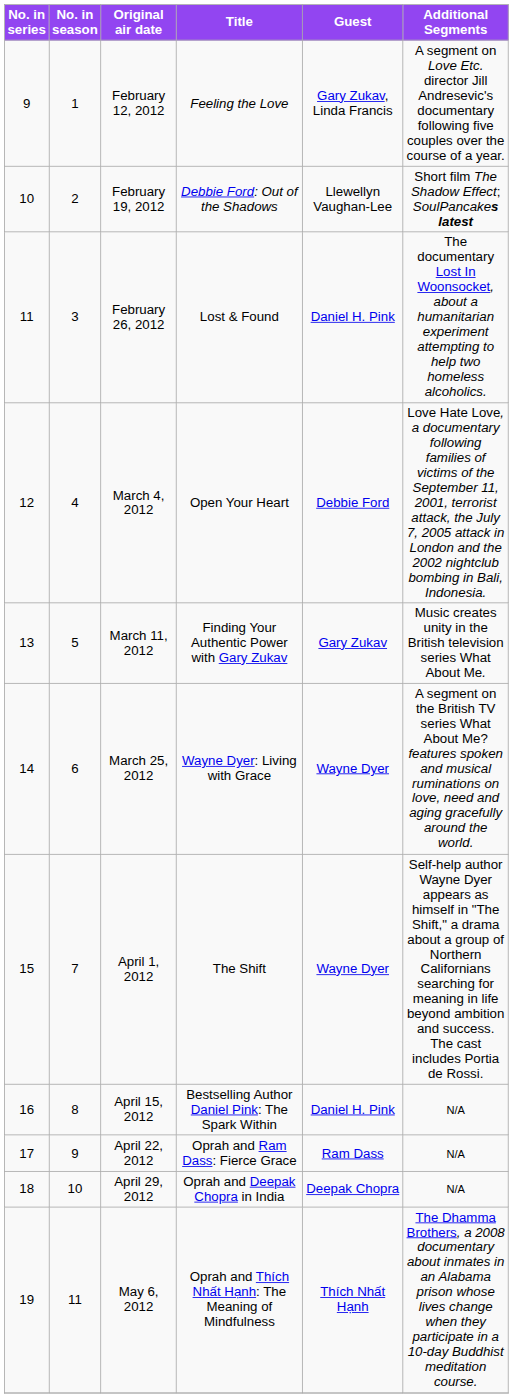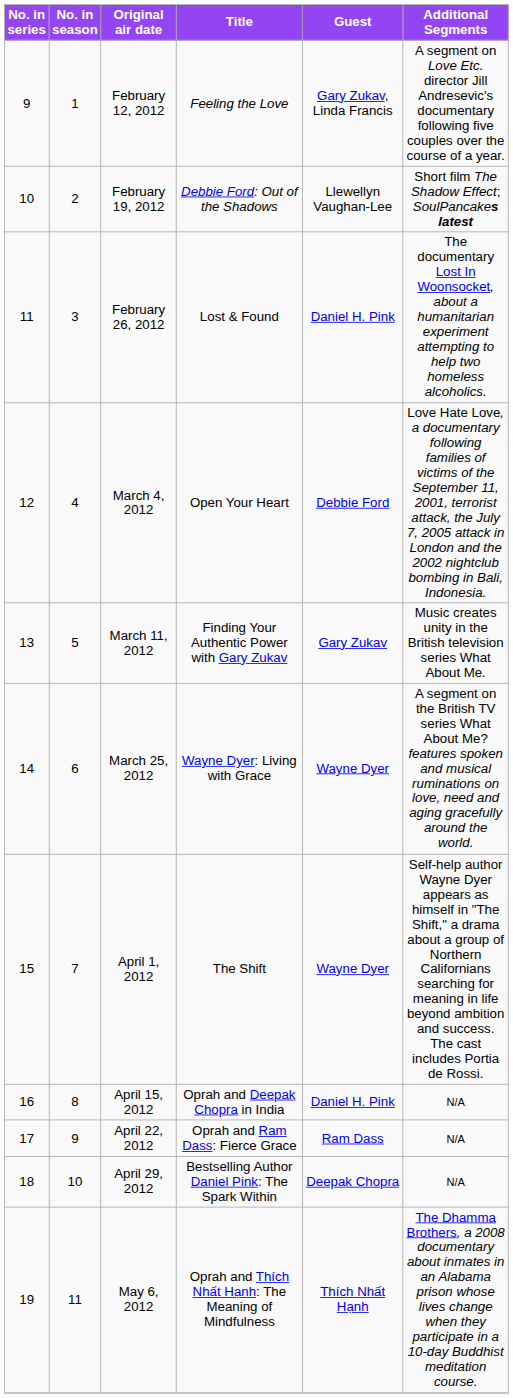(239, 1109) Bestselling Author Daniel Pink: The Spark Within -> (239, 1102) Oprah and Deepak Chopra in India
(239, 1189) Oprah and Deepak Chopra in India -> (239, 1181) Bestselling Author Daniel Pink: The Spark Within
